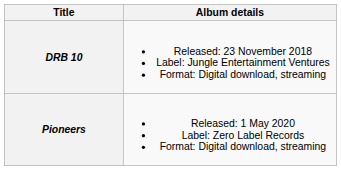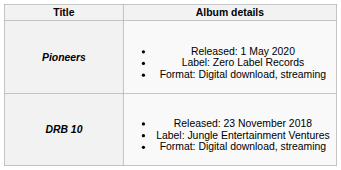rows swapped: (64, 57) <-> (64, 129)
